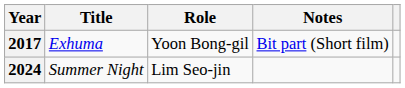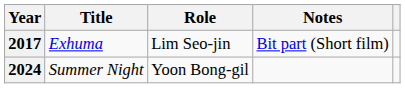(200, 43) Yoon Bong-gil -> (191, 43) Lim Seo-jin
(191, 69) Lim Seo-jin -> (200, 69) Yoon Bong-gil
